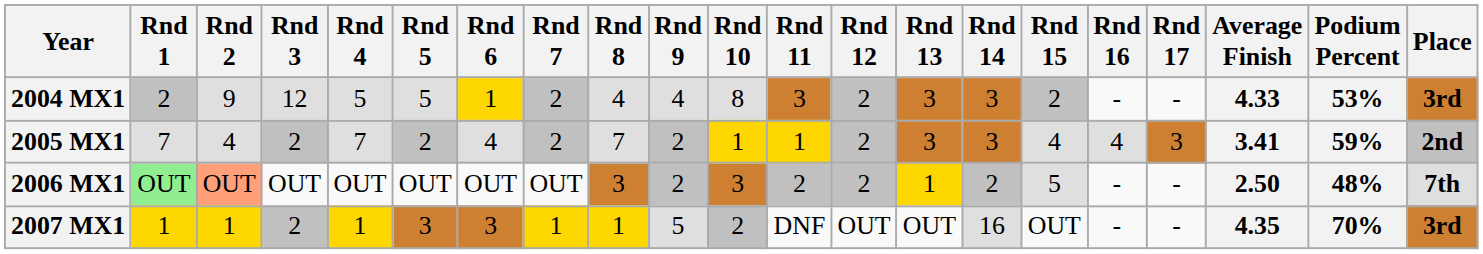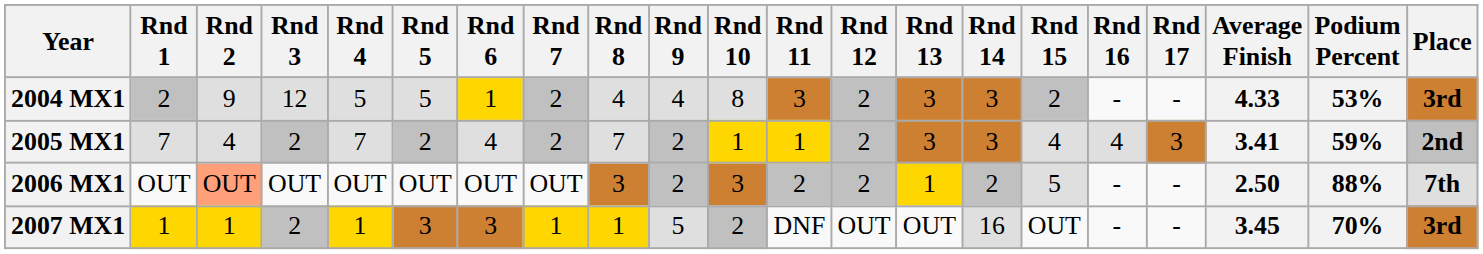(164, 183) lightgreen background -> (164, 183) no background
(1358, 183) 48% -> (1358, 183) 88%
(1257, 226) 4.35 -> (1257, 226) 3.45
